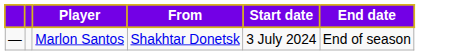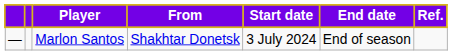+ column: (431, 16)
